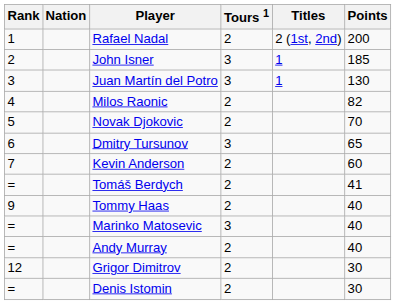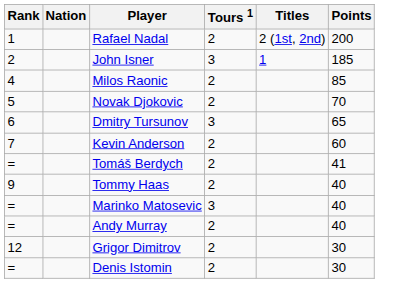- row: (155, 80)
(355, 101) 82 -> (339, 80) 85
